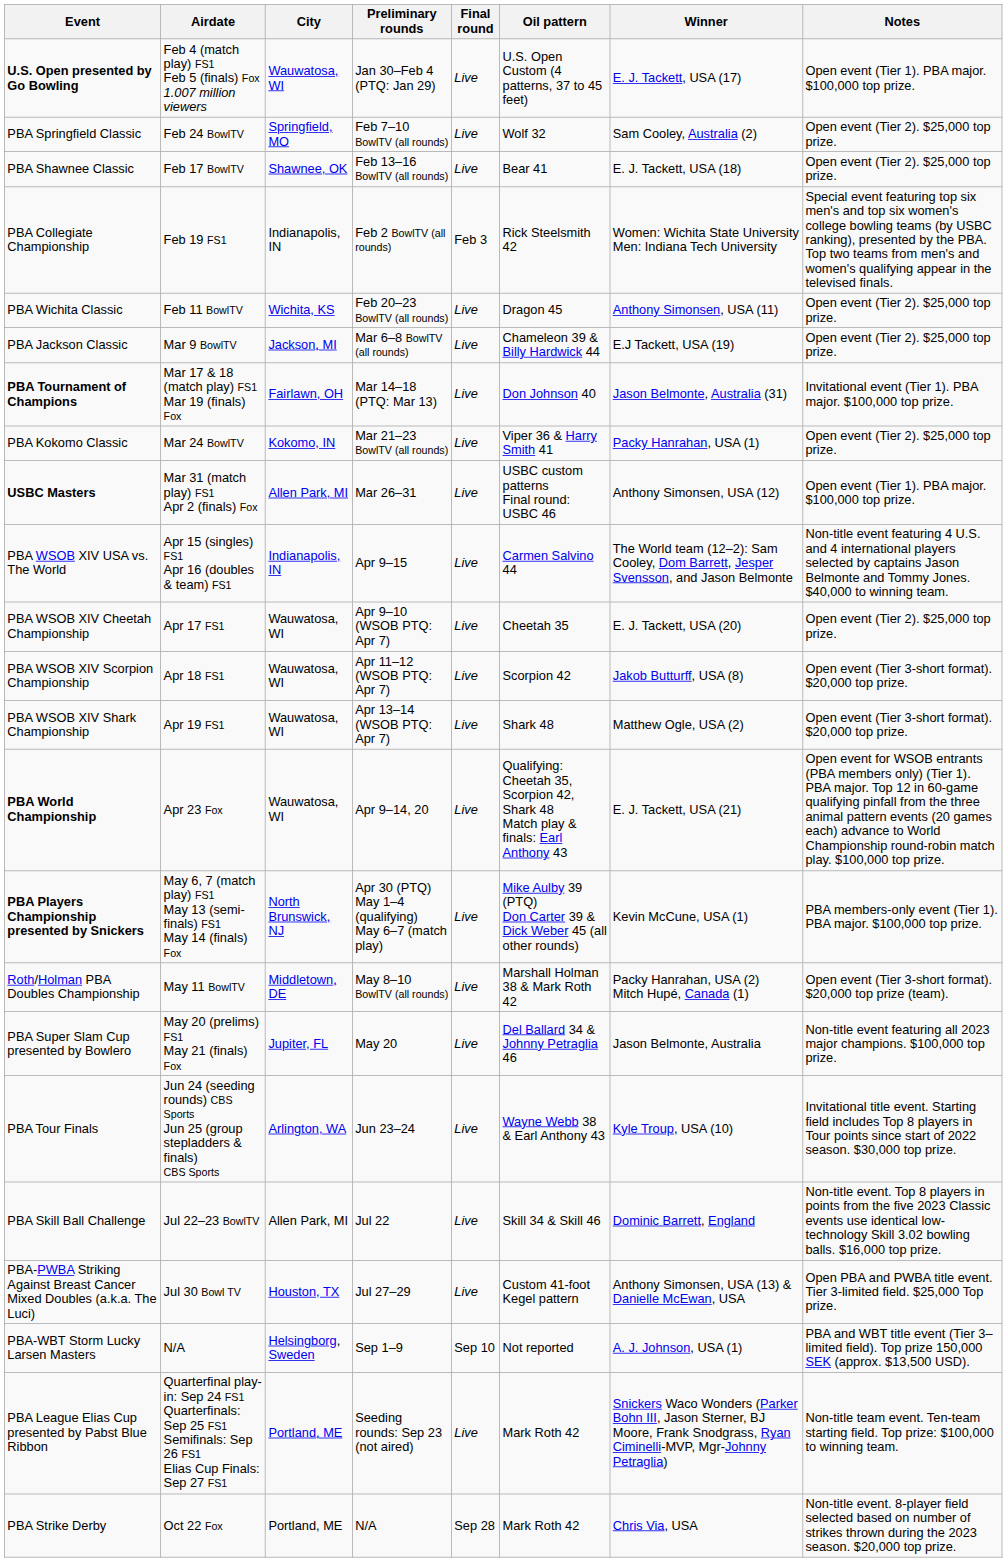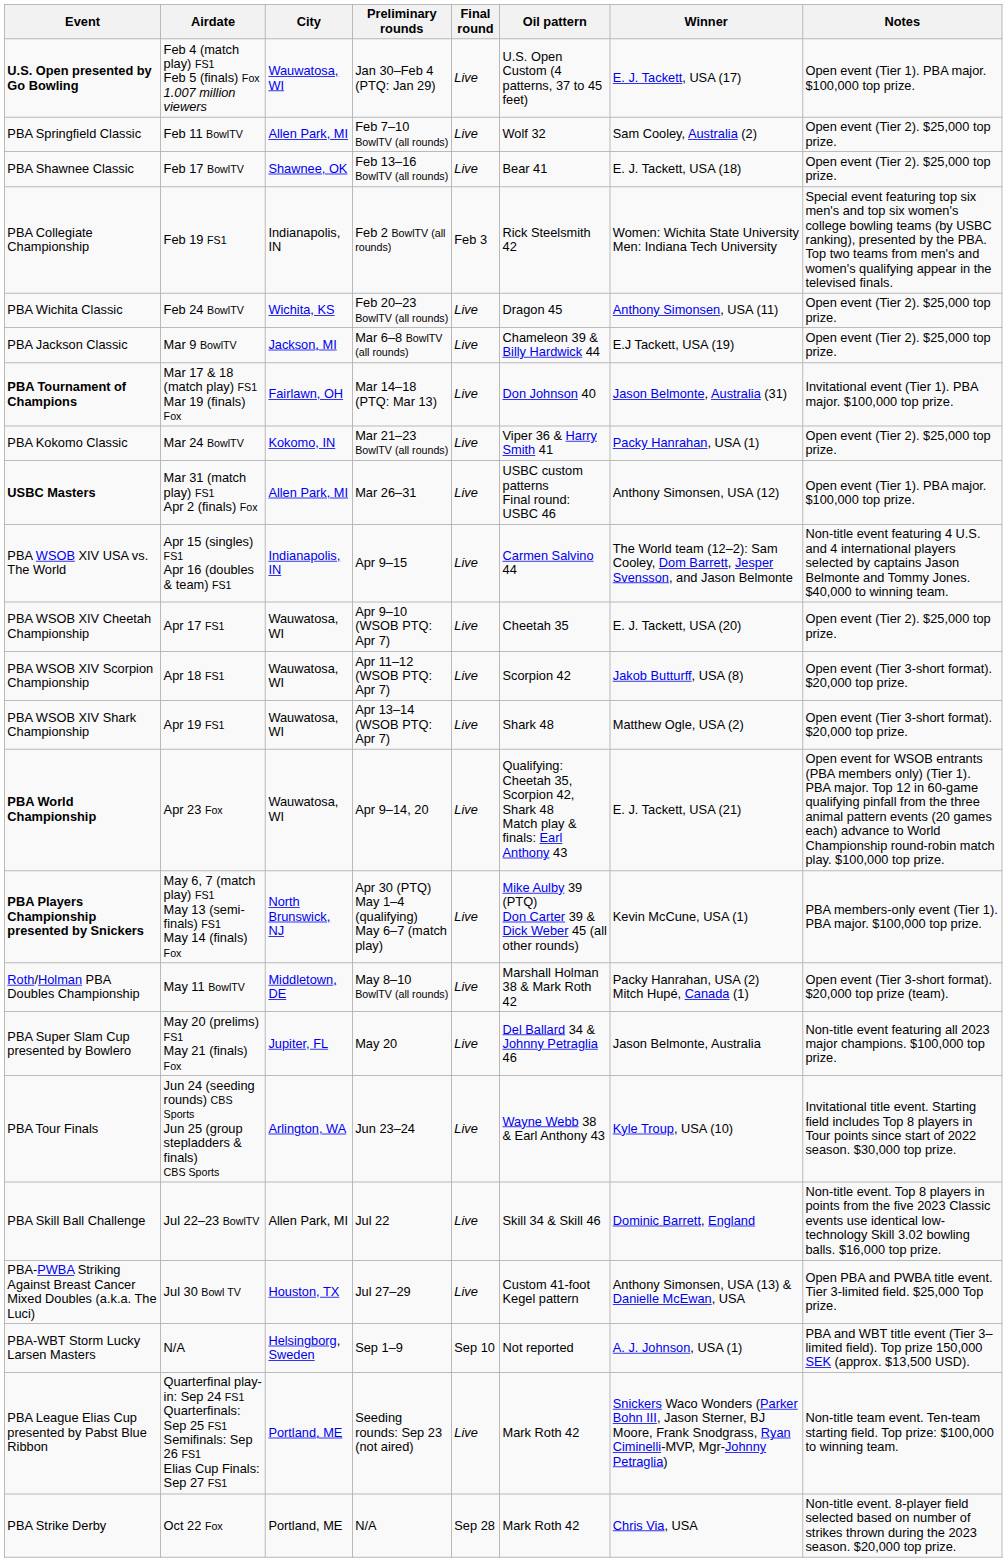(204, 134) Feb 24 BowlTV -> (203, 134) Feb 11 BowlTV
(300, 134) Springfield, MO -> (308, 134) Allen Park, MI
(203, 310) Feb 11 BowlTV -> (204, 310) Feb 24 BowlTV
